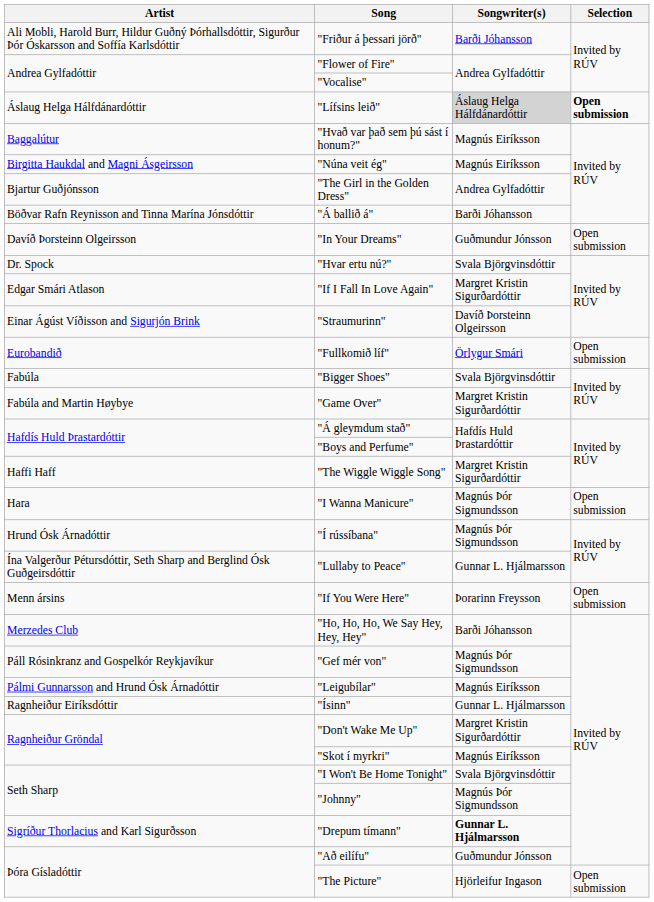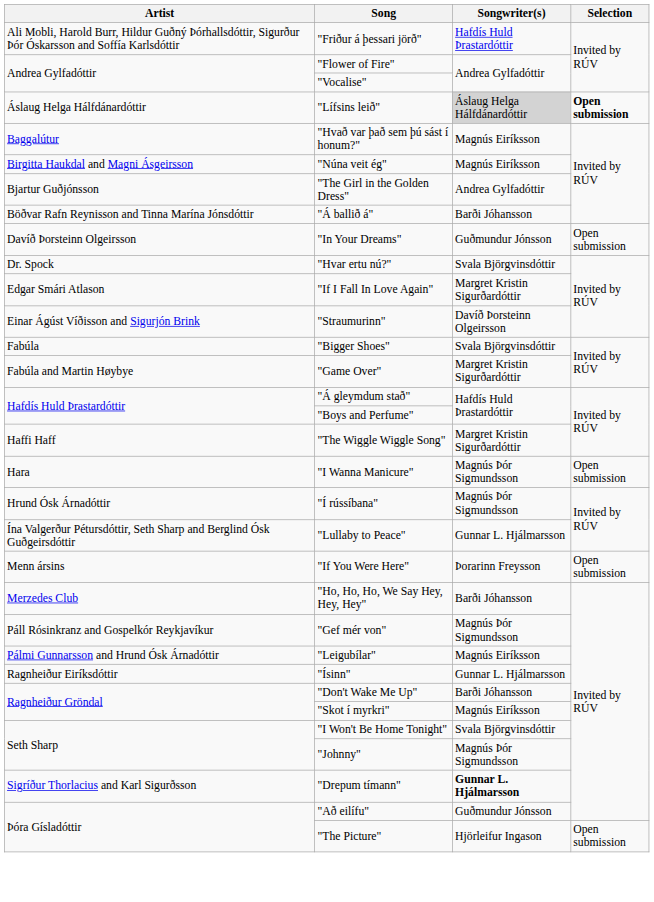(494, 38) Barði Jóhansson -> (484, 38) Hafdís Huld Þrastardóttir
- row: (353, 353)
(491, 730) Margret Kristin Sigurðardóttir -> (494, 692) Barði Jóhansson
